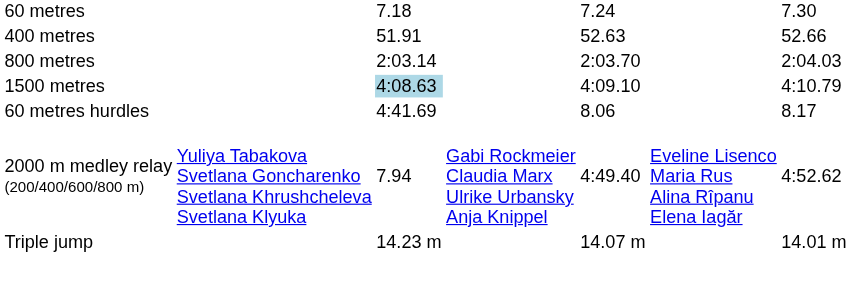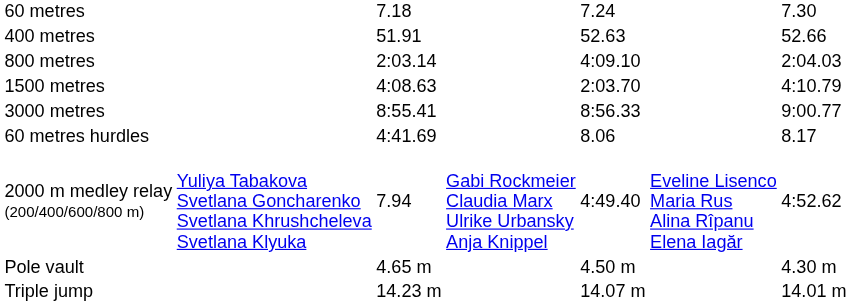(610, 61) 2:03.70 -> (610, 61) 4:09.10
(406, 86) lightblue background -> (406, 86) no background
(610, 86) 4:09.10 -> (610, 86) 2:03.70
+ row: (55, 110)
+ row: (44, 266)
